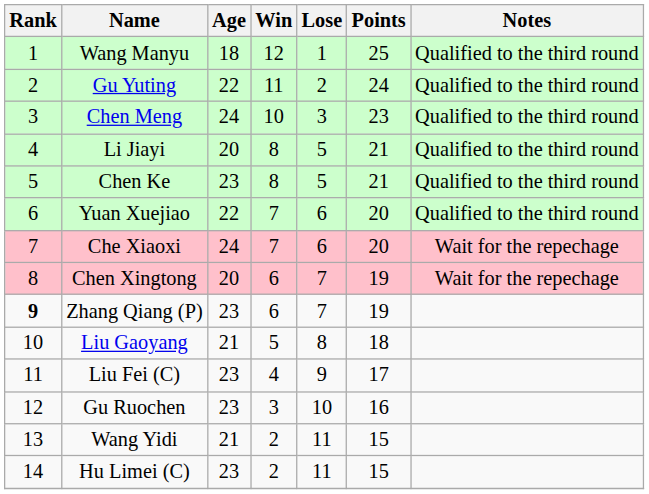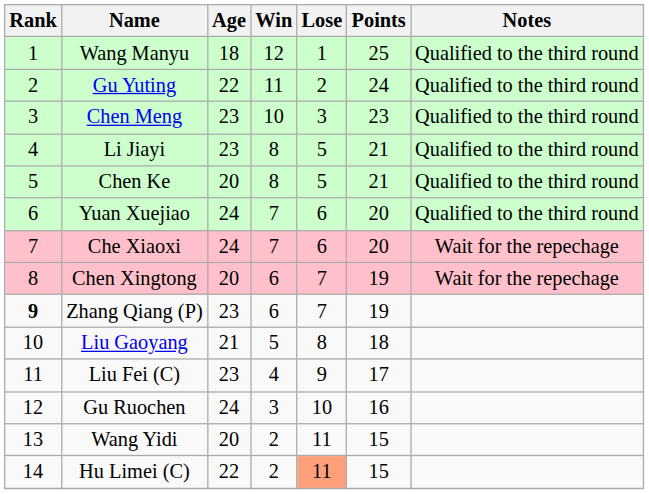(229, 117) 24 -> (229, 117) 23
(229, 149) 20 -> (229, 149) 23
(229, 181) 23 -> (229, 181) 20
(229, 213) 22 -> (229, 213) 24
(229, 407) 23 -> (229, 407) 24
(229, 439) 21 -> (229, 439) 20
(229, 471) 23 -> (229, 471) 22
(322, 471) no background -> (322, 471) lightsalmon background
